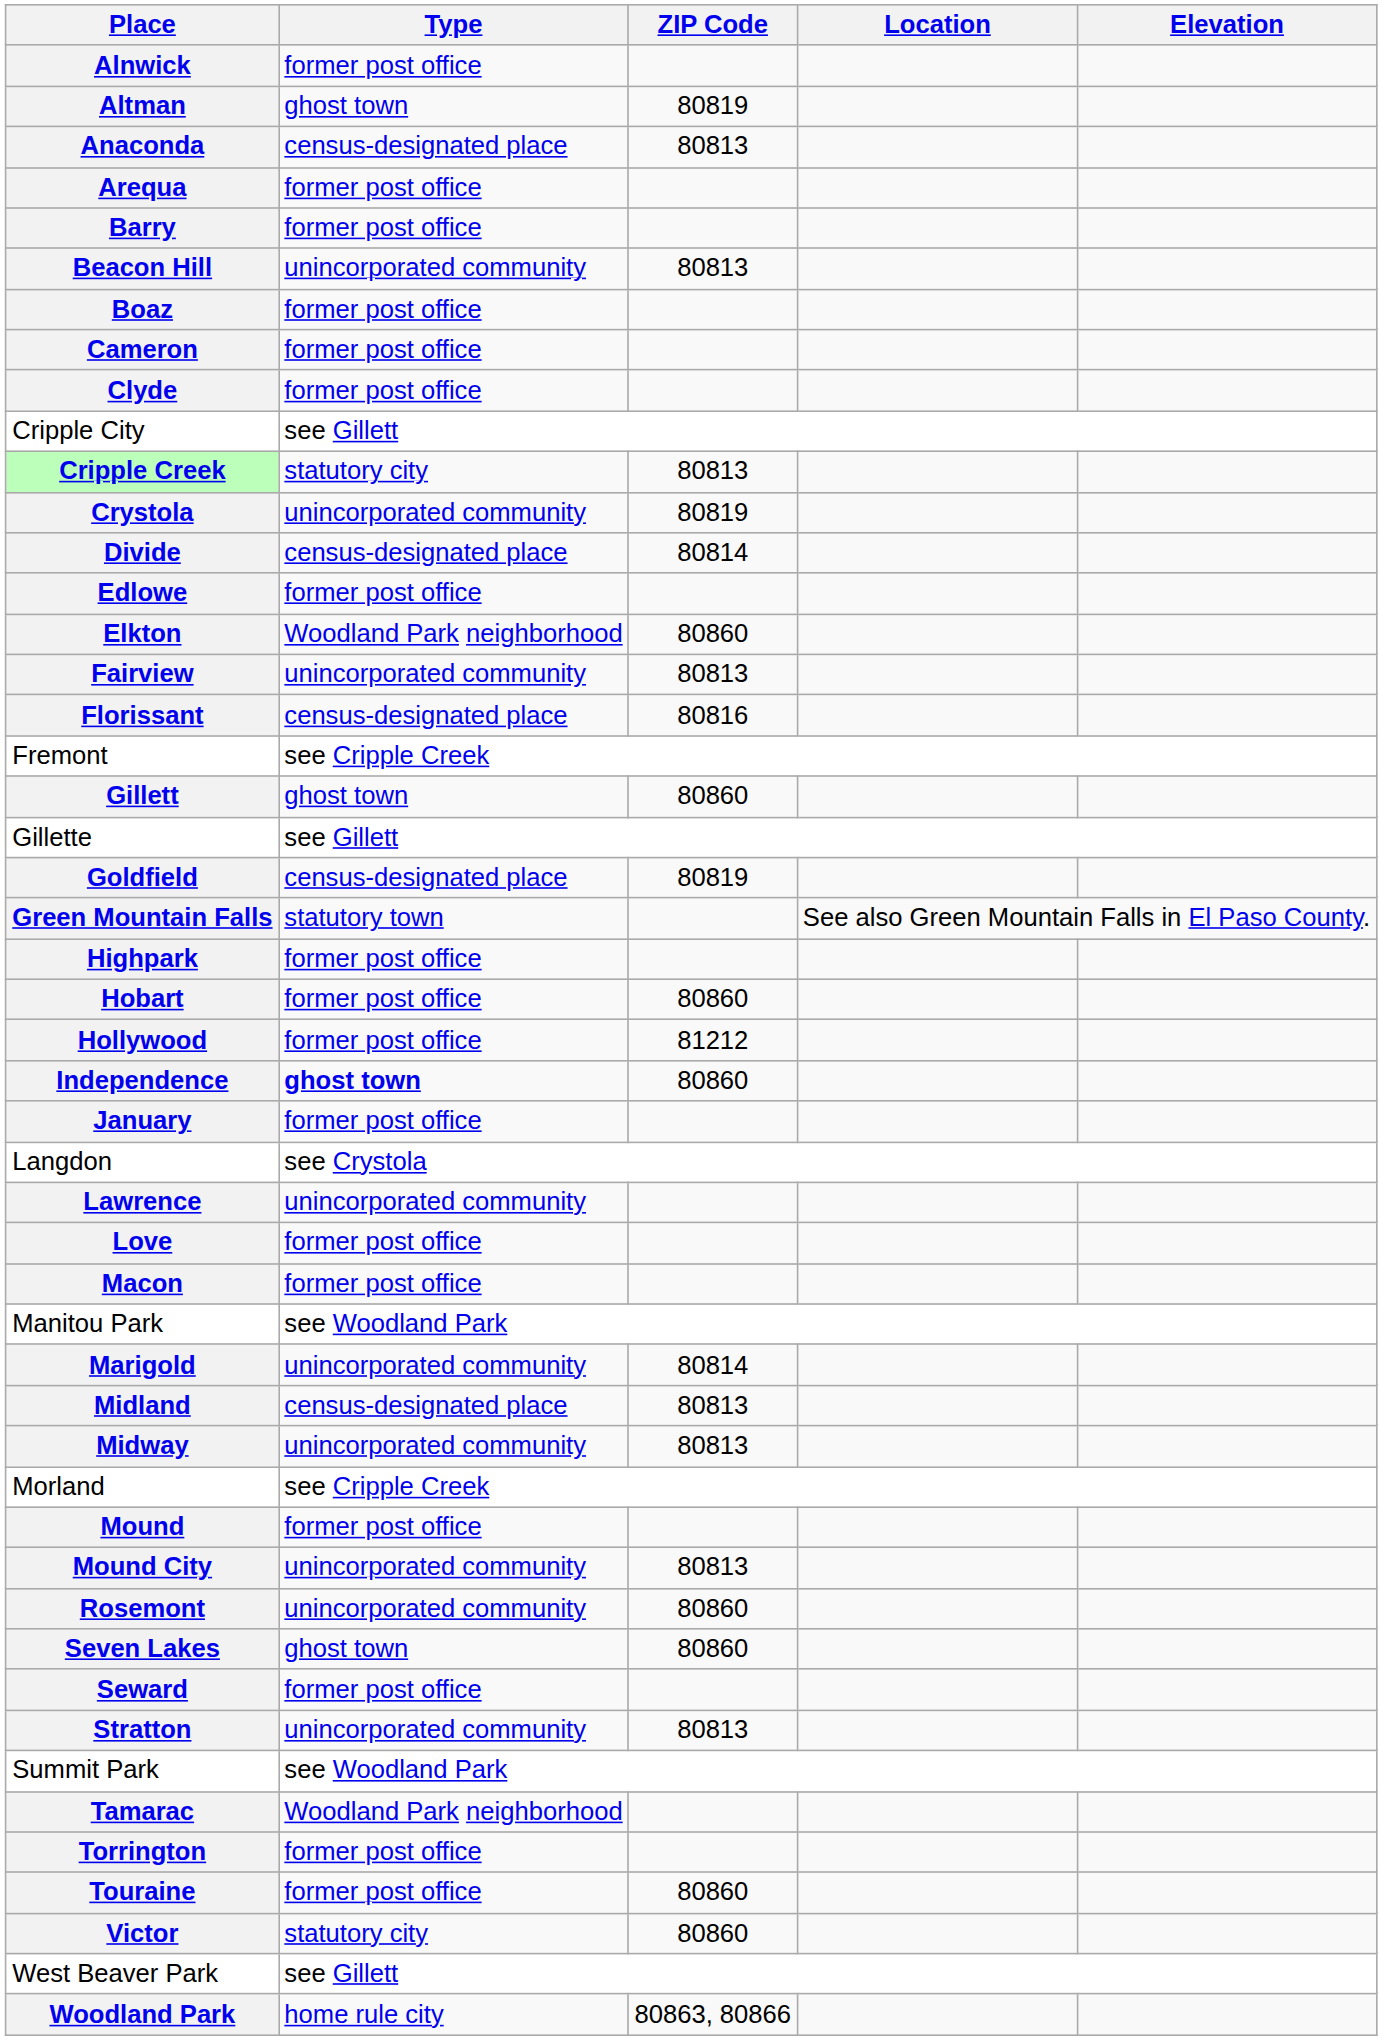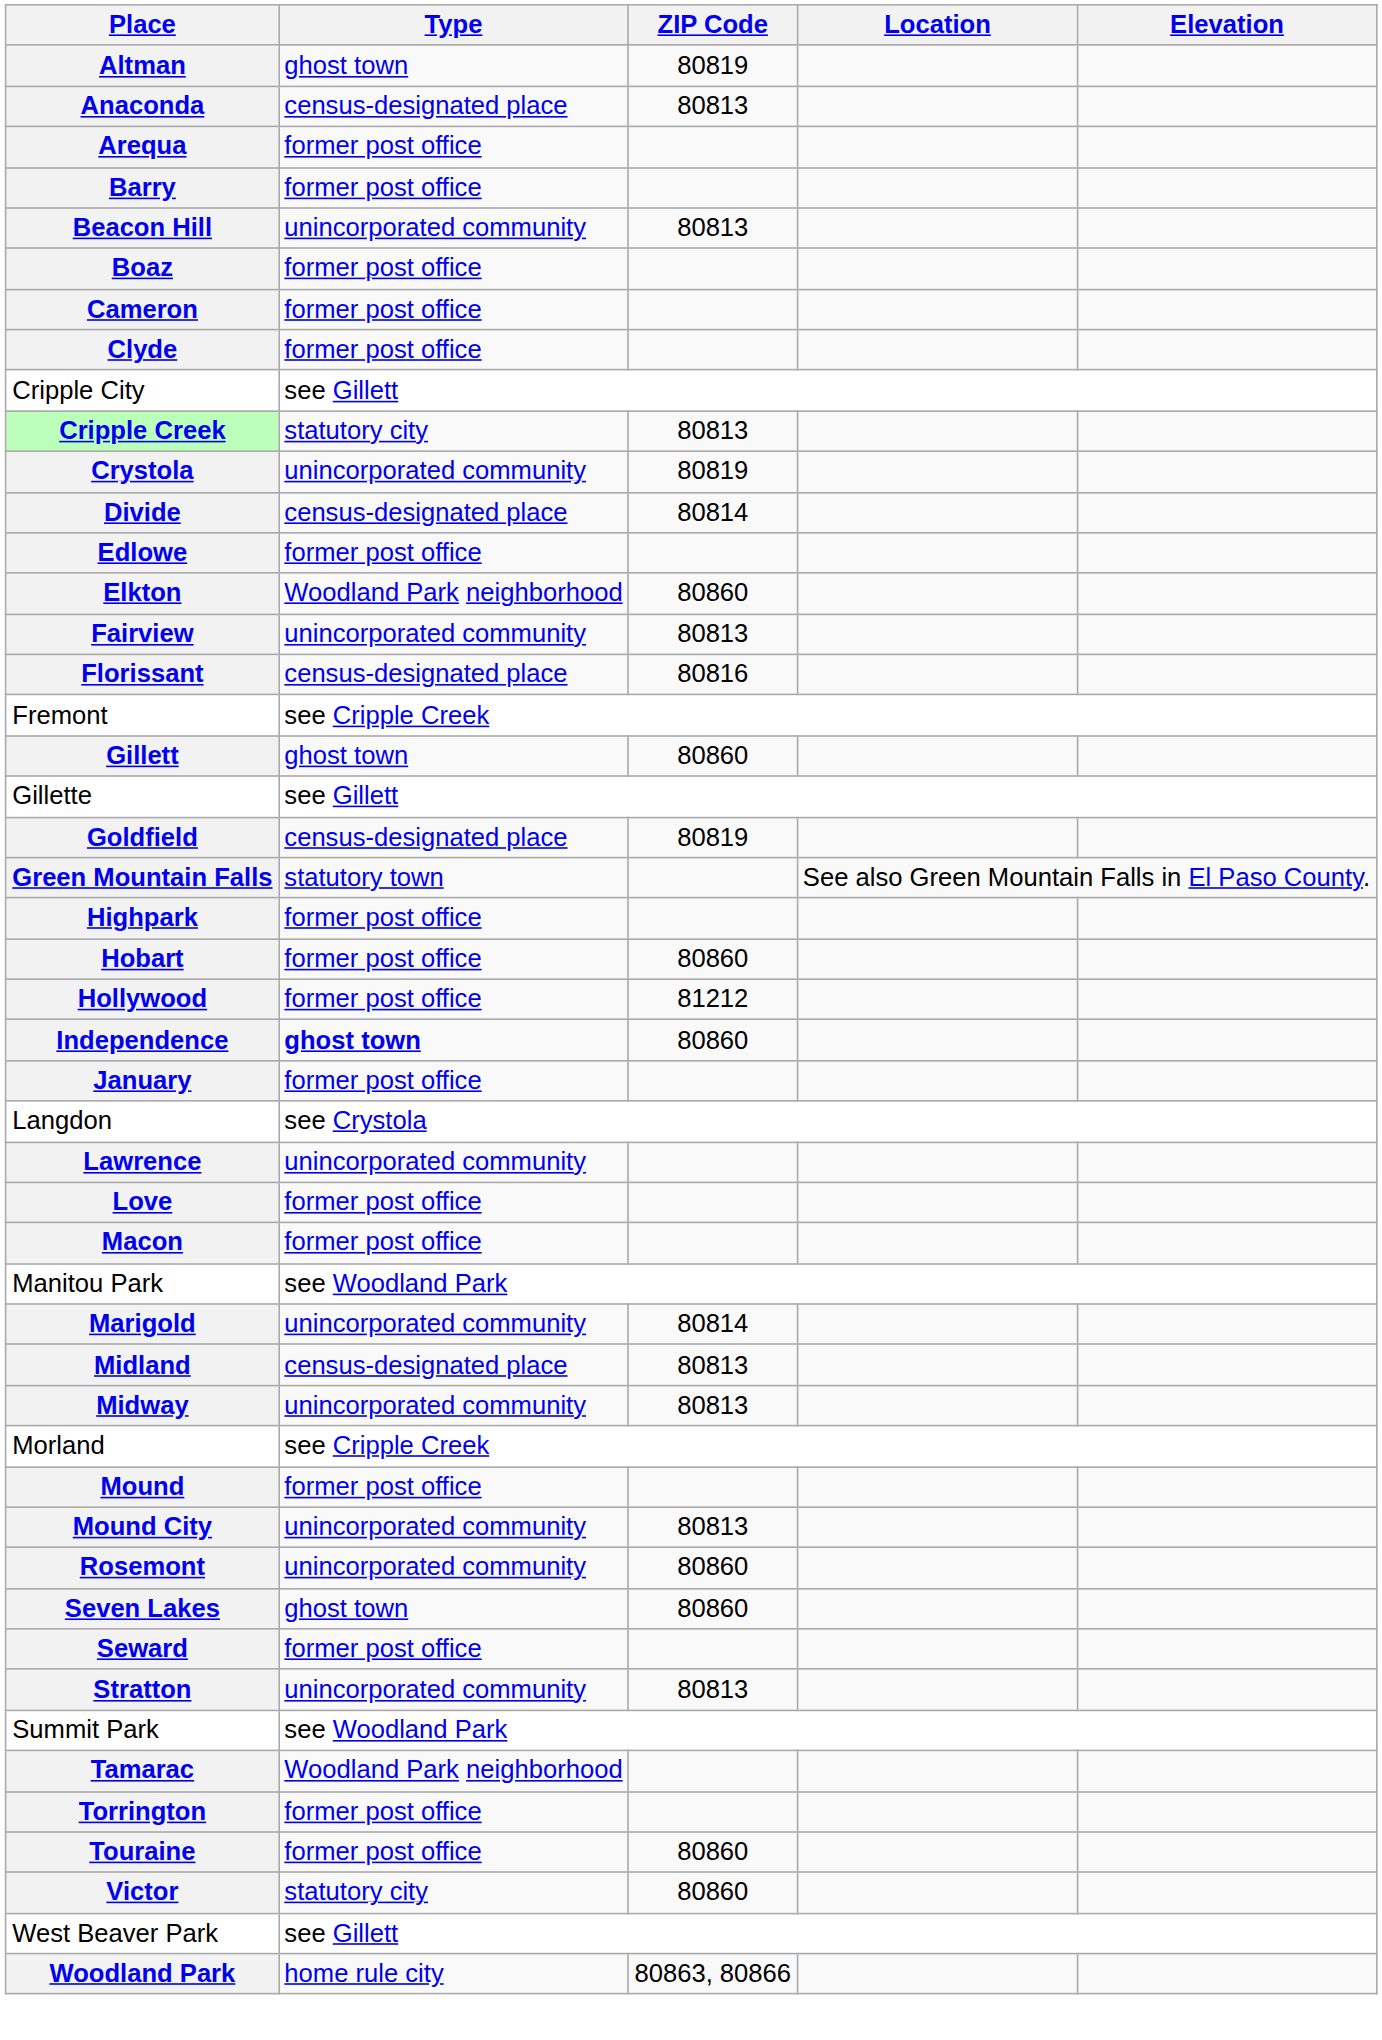- row: (142, 65)
